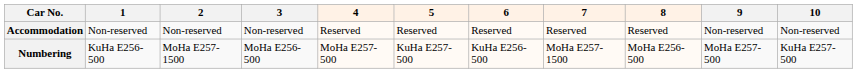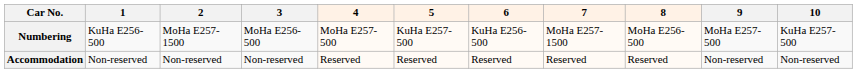rows swapped: (45, 53) <-> (45, 30)
